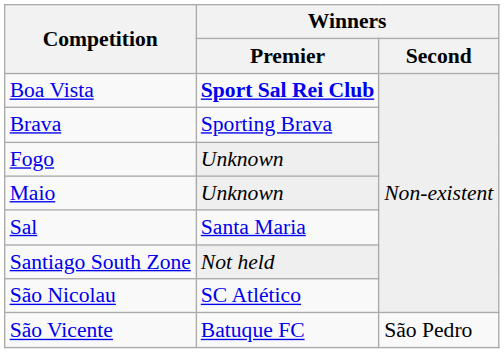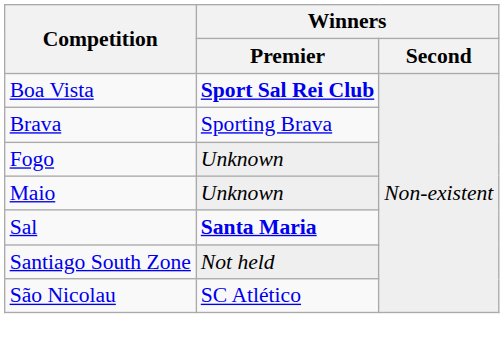(253, 227) normal -> (259, 227) bold
- row: (61, 329)
